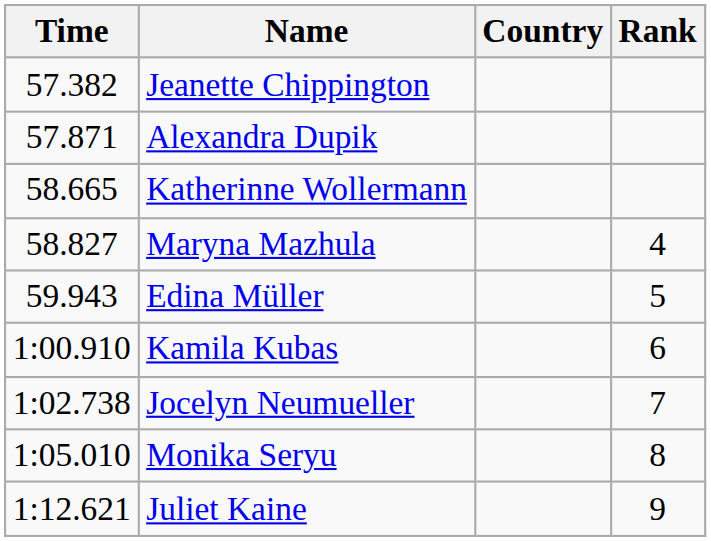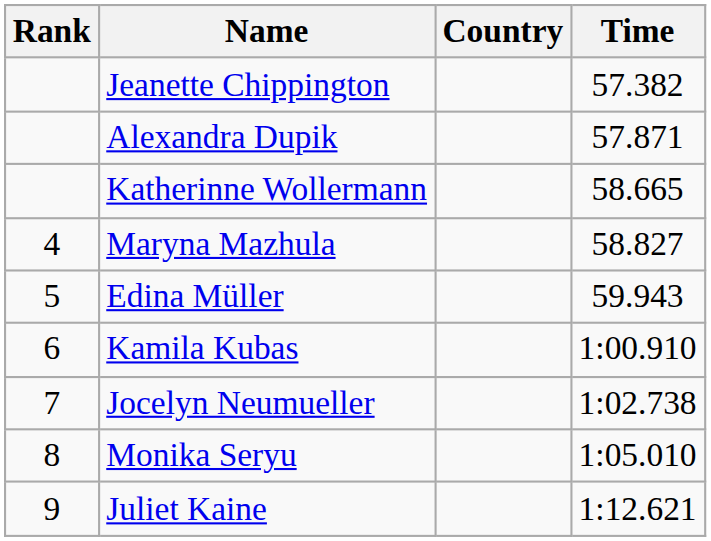columns swapped: (658, 31) <-> (72, 31)
